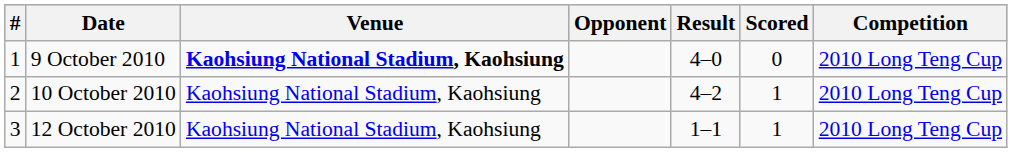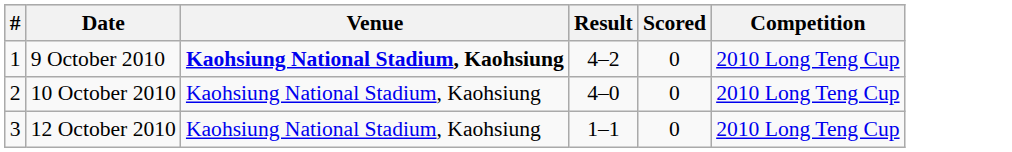- column: (620, 22)
(706, 58) 4–0 -> (603, 58) 4–2
(706, 93) 4–2 -> (603, 93) 4–0
(777, 93) 1 -> (674, 93) 0
(777, 129) 1 -> (674, 129) 0
